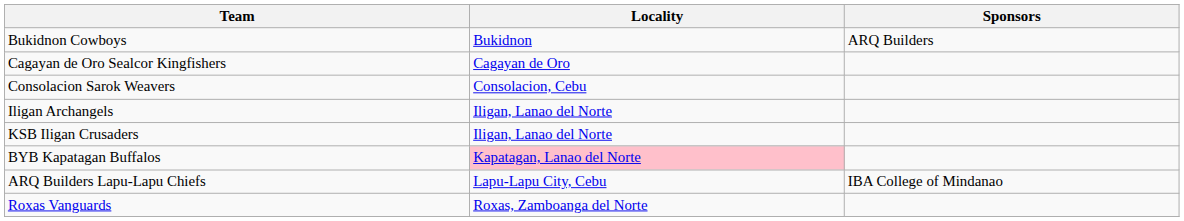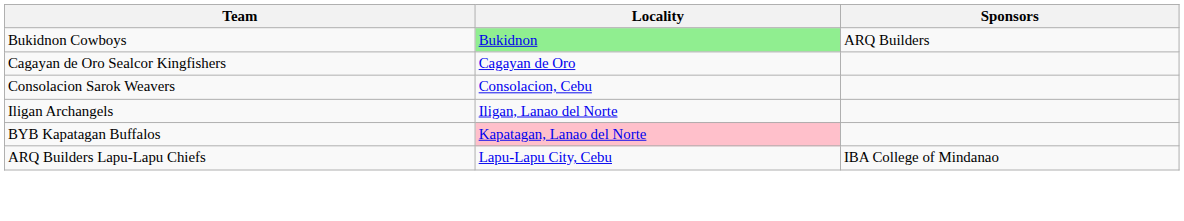(503, 39) no background -> (508, 39) lightgreen background
- row: (73, 134)
- row: (60, 205)
